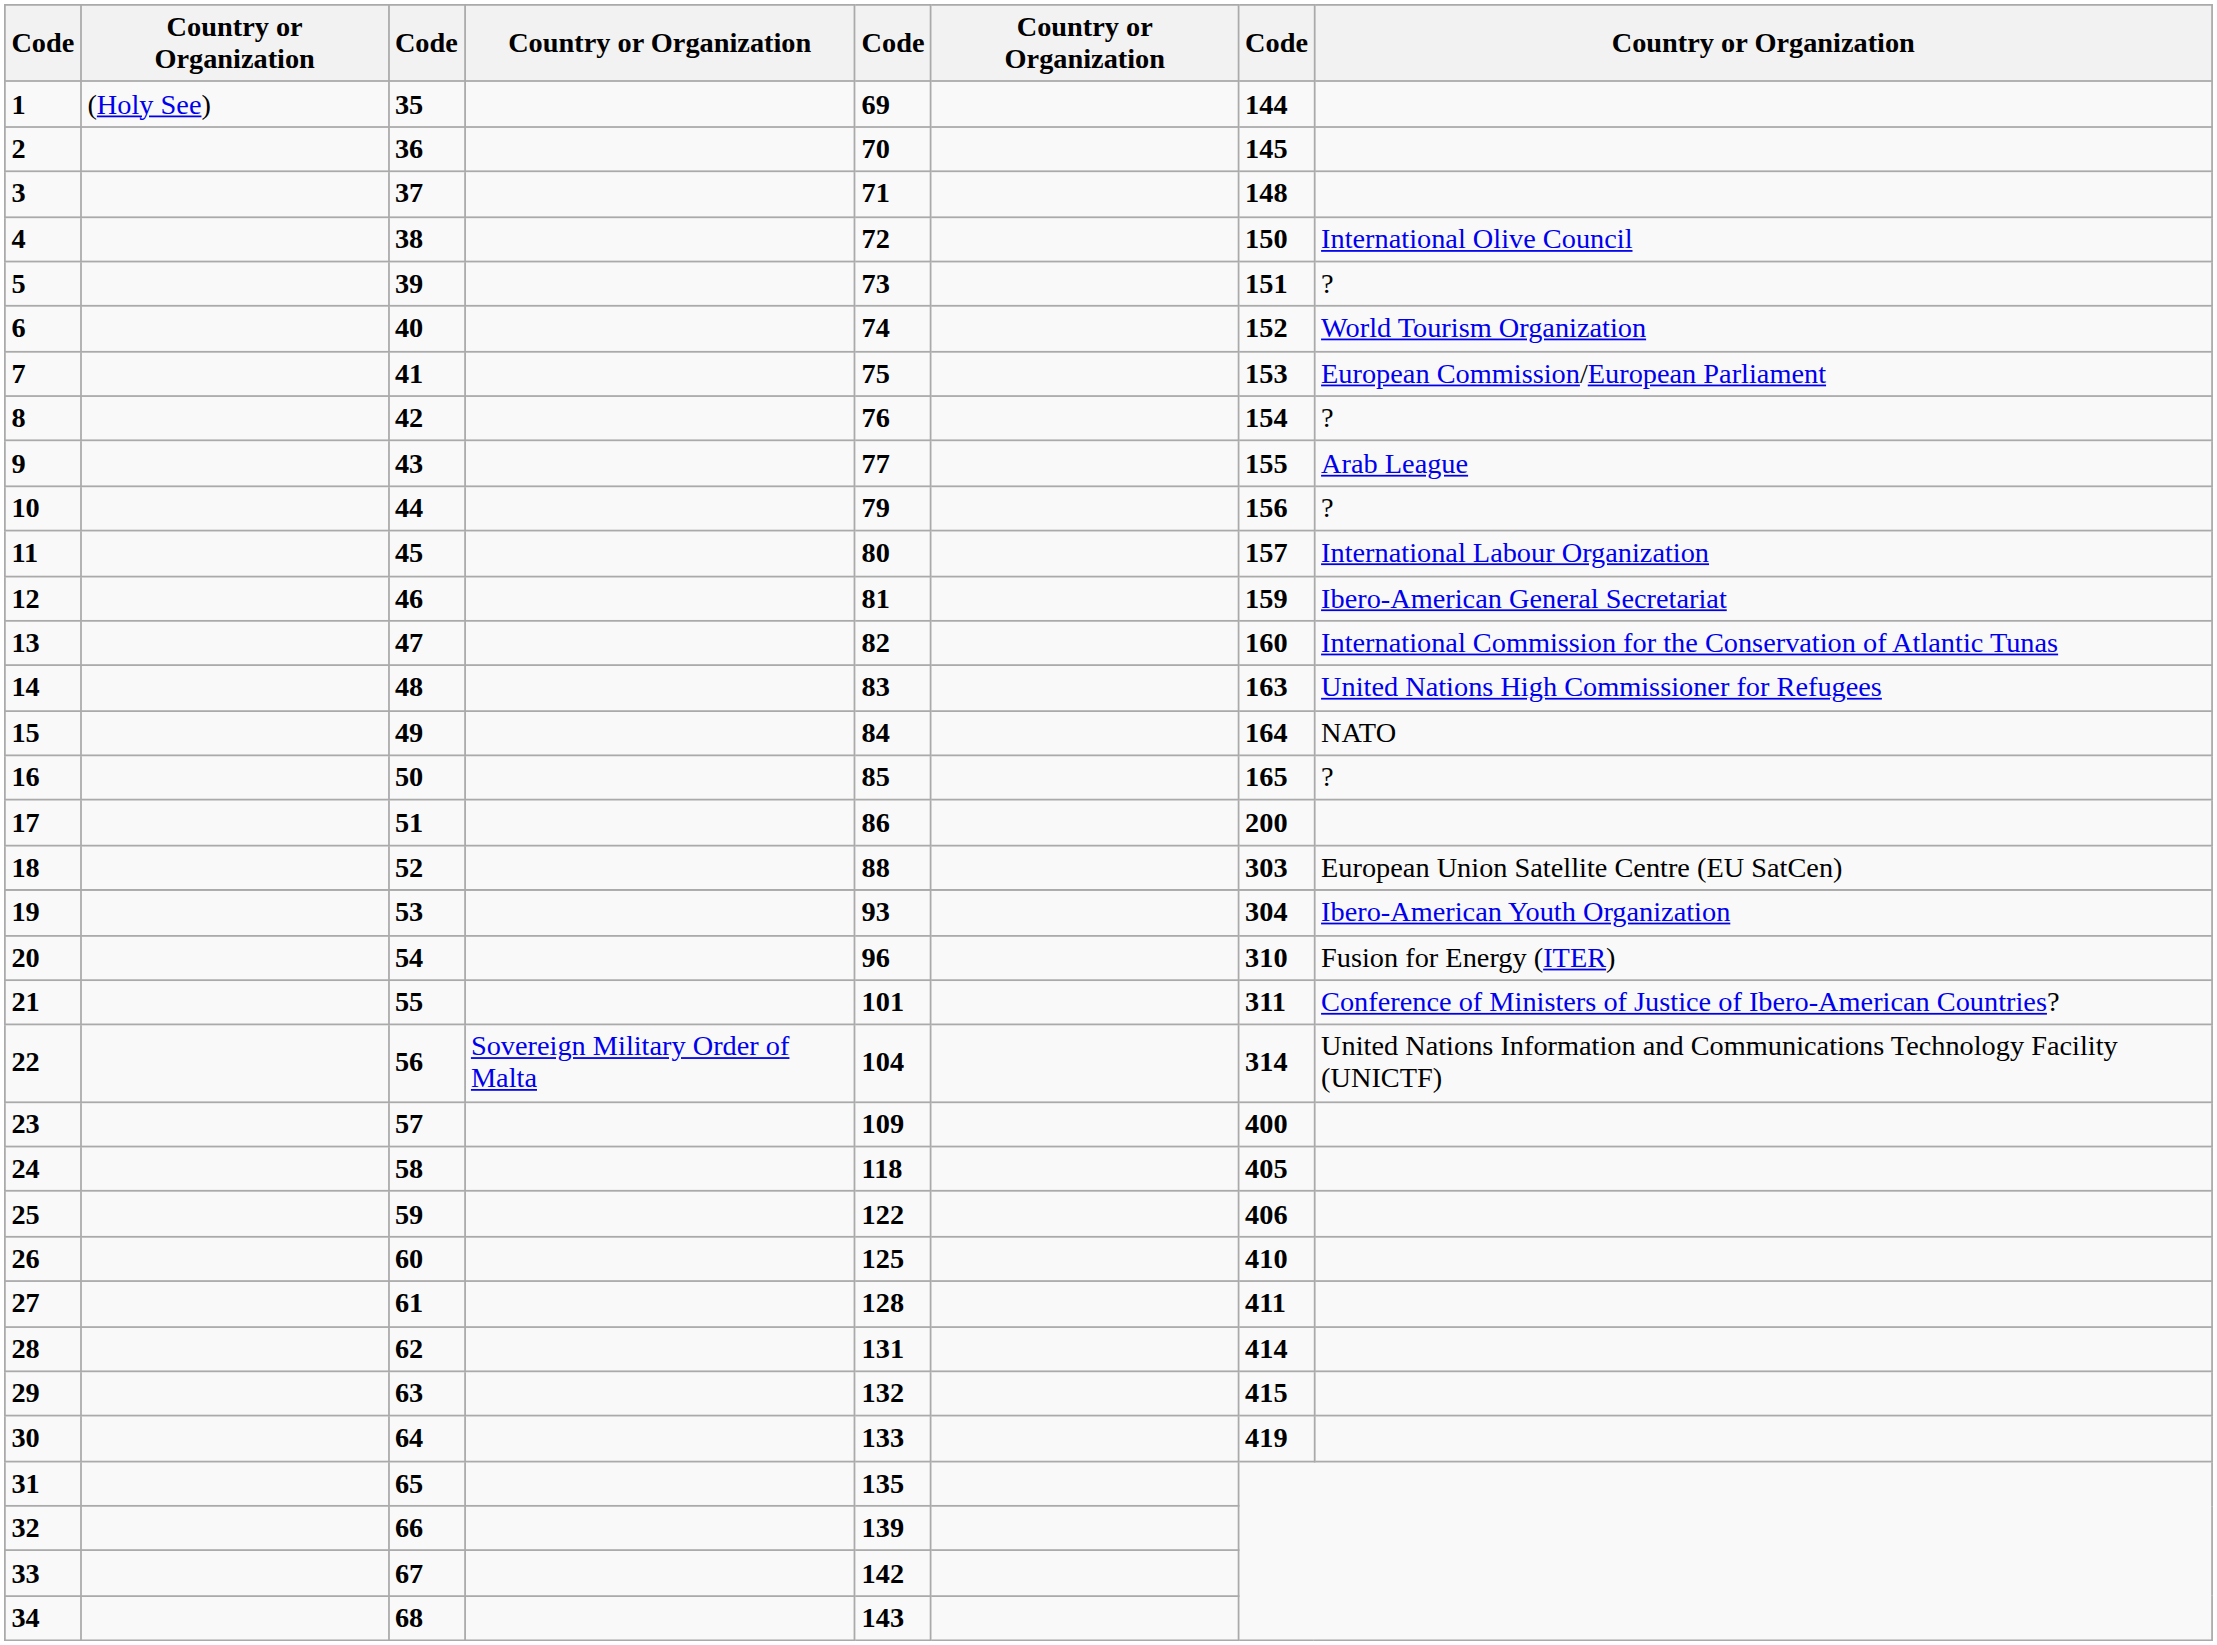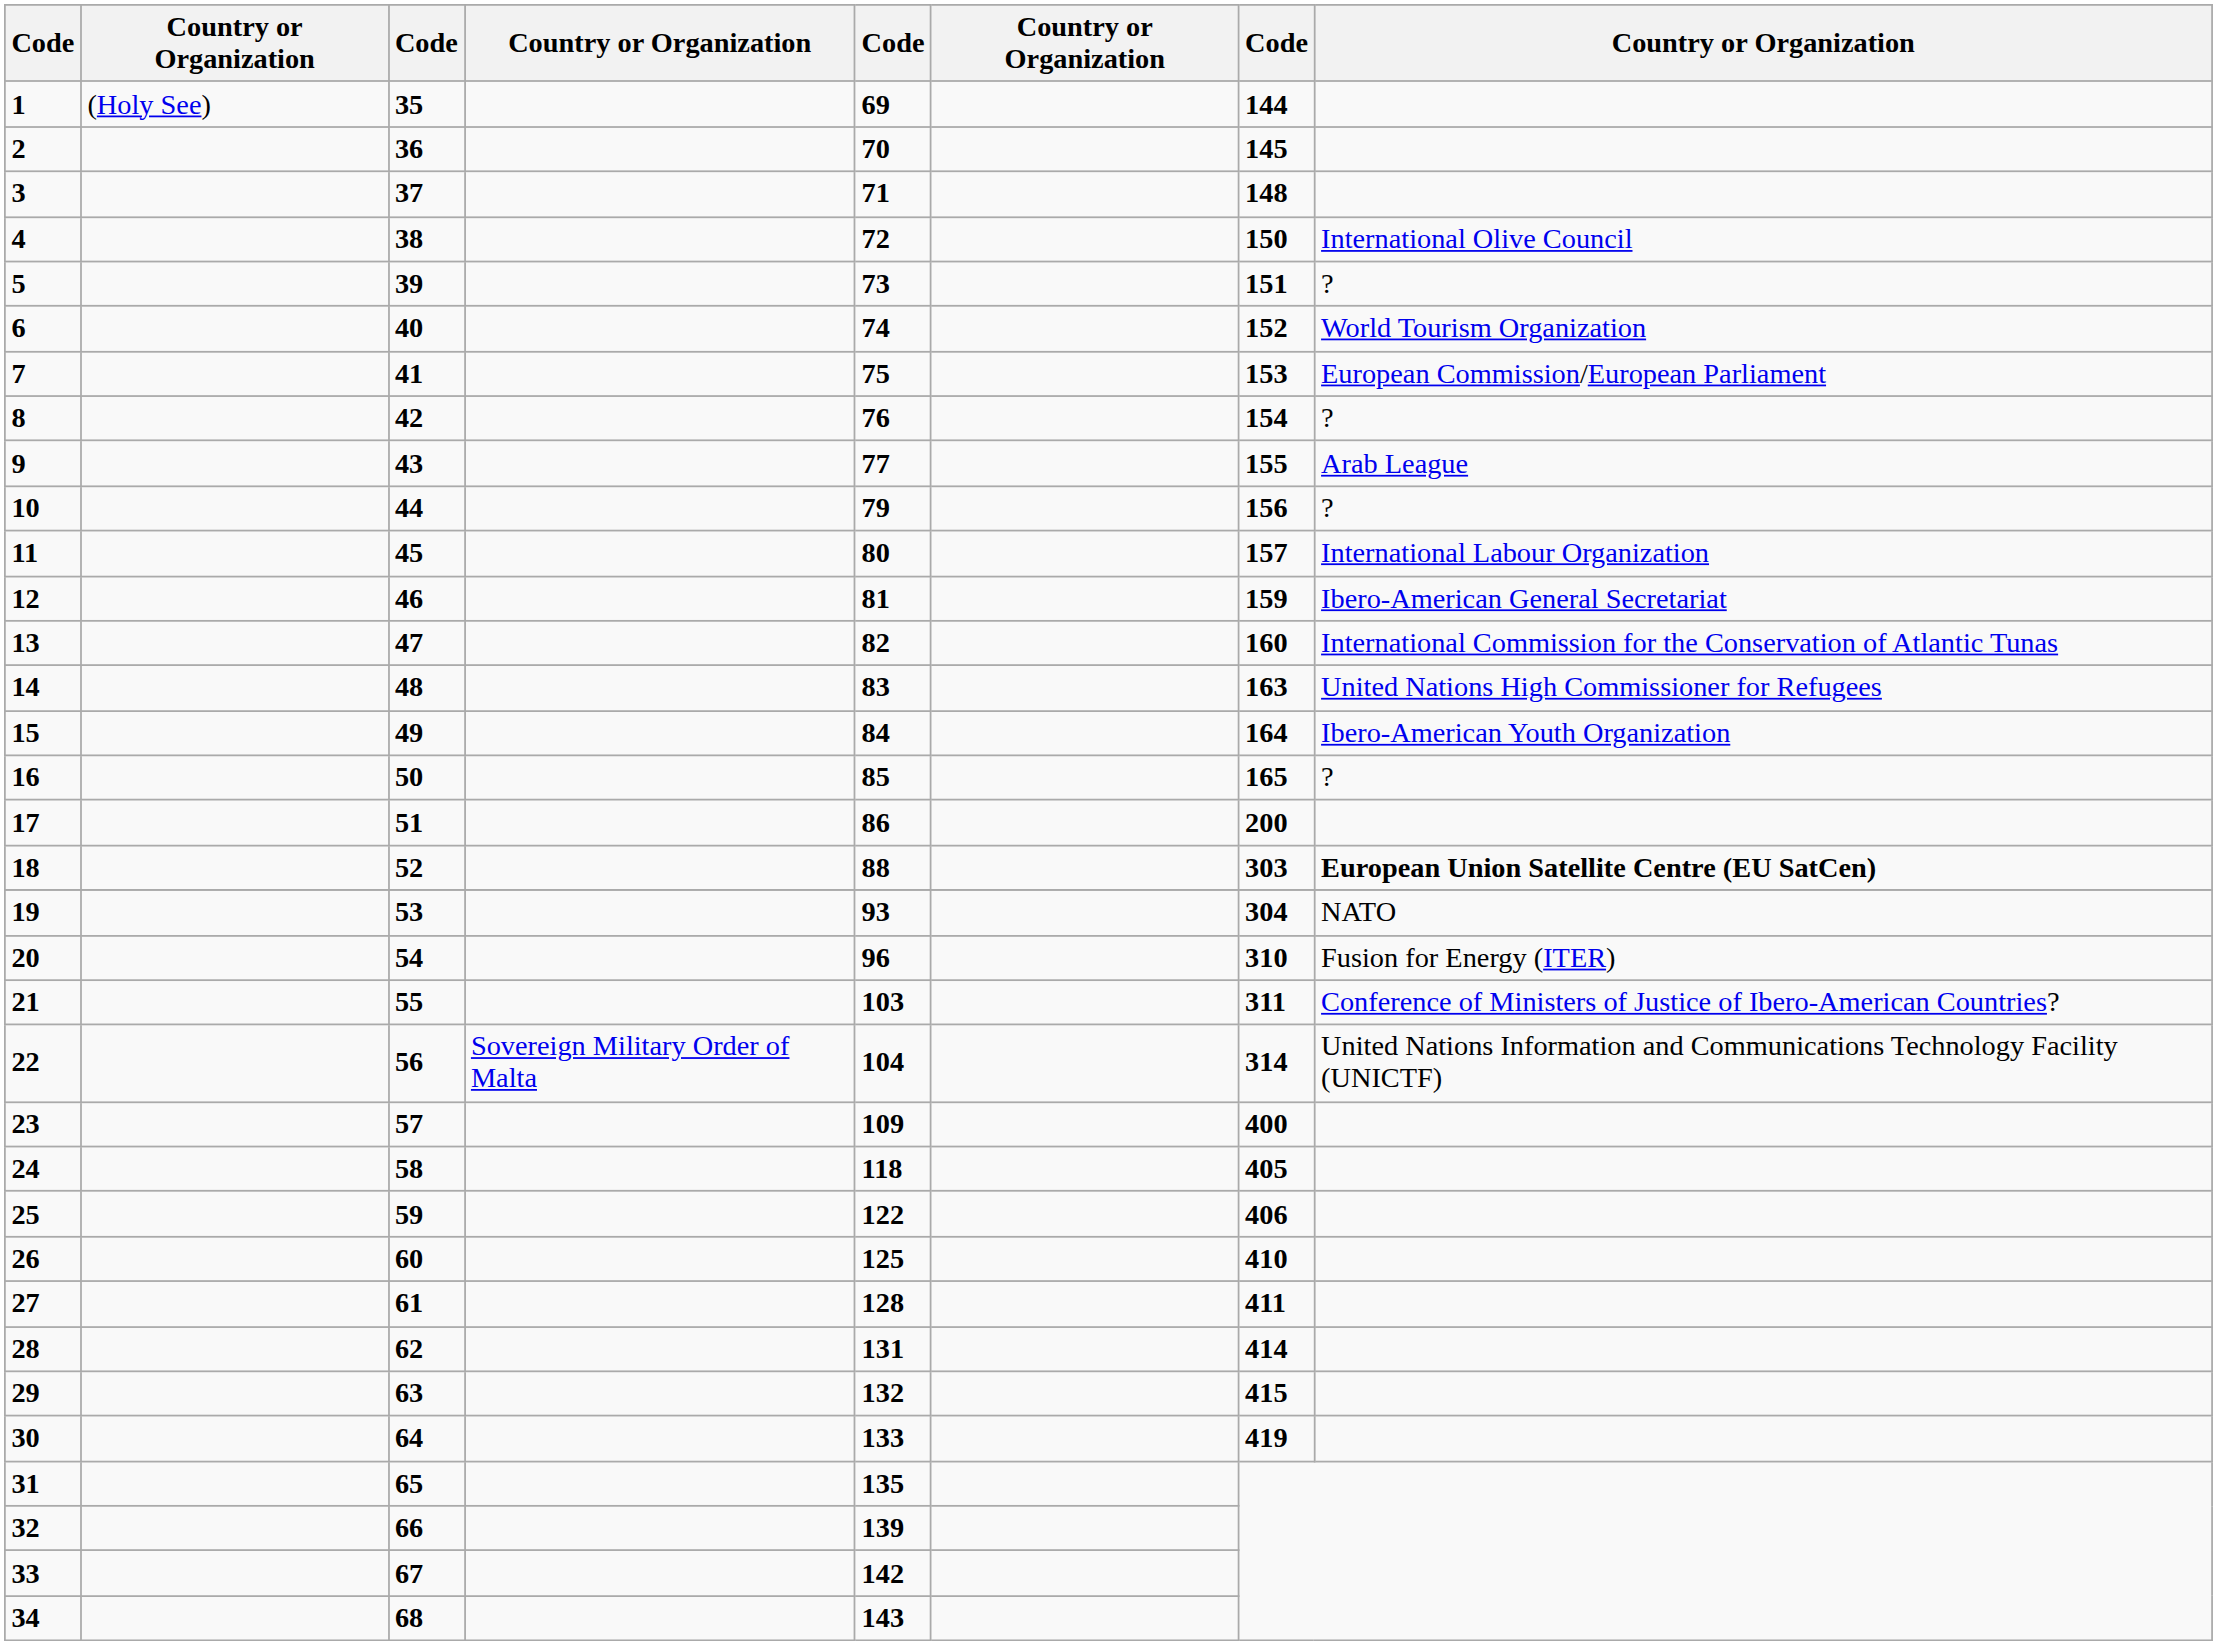(1359, 732) NATO -> (1526, 732) Ibero-American Youth Organization
(1582, 867) normal -> (1599, 867) bold
(1526, 912) Ibero-American Youth Organization -> (1359, 912) NATO
(883, 1002) 101 -> (883, 1002) 103
